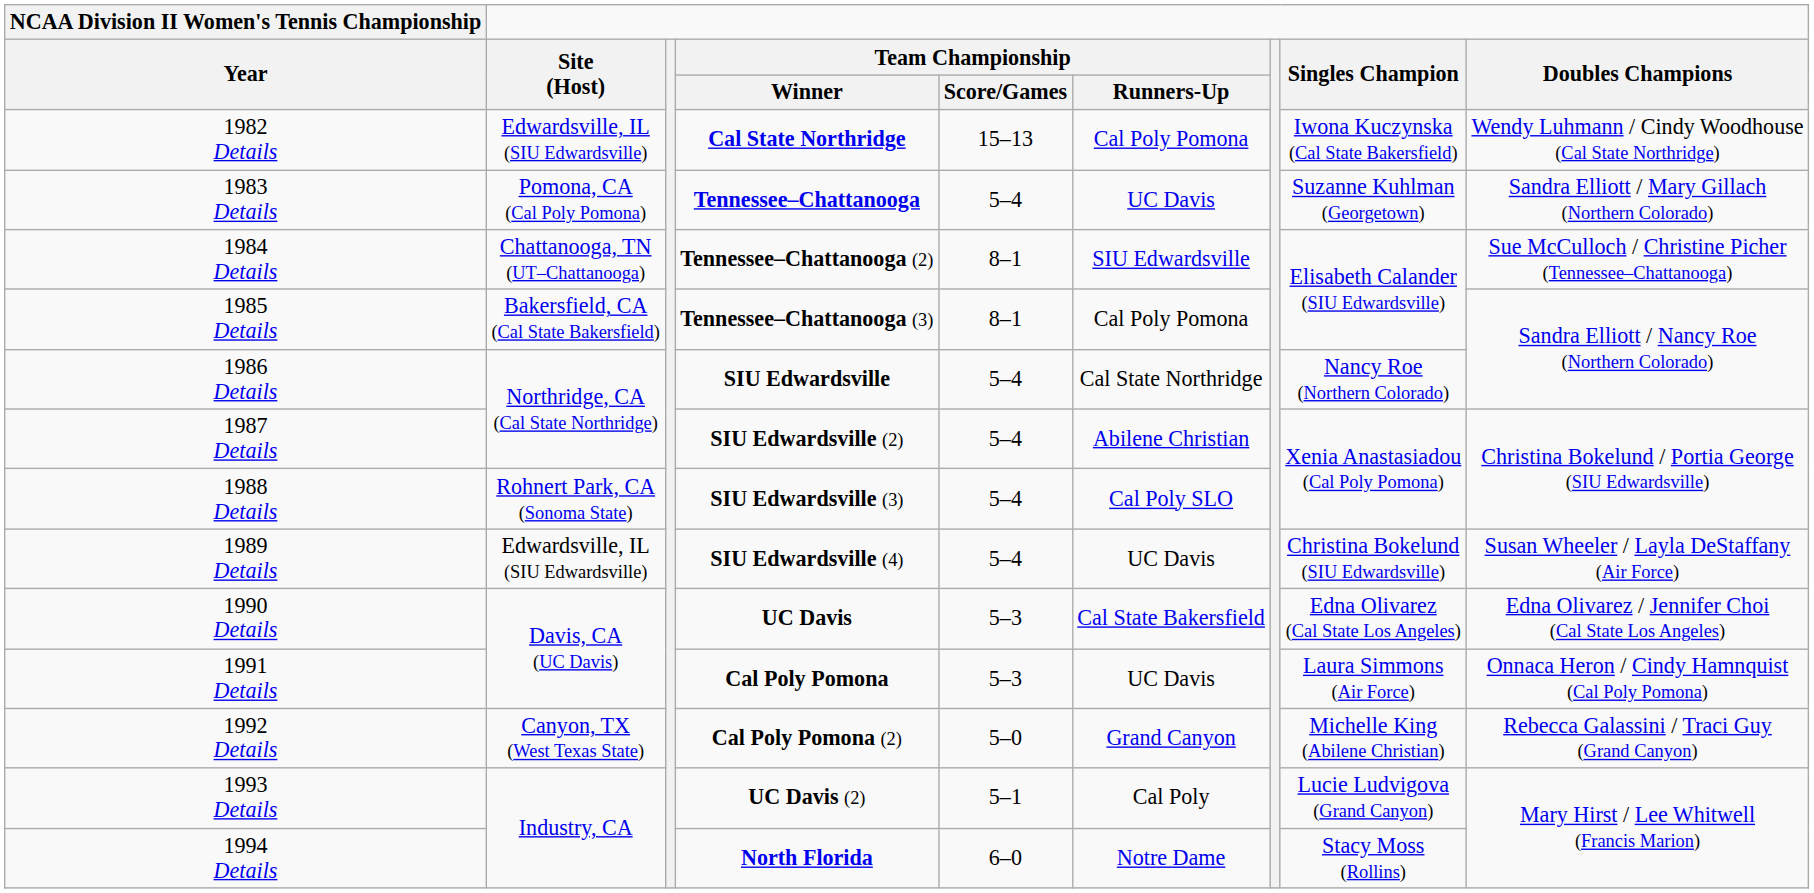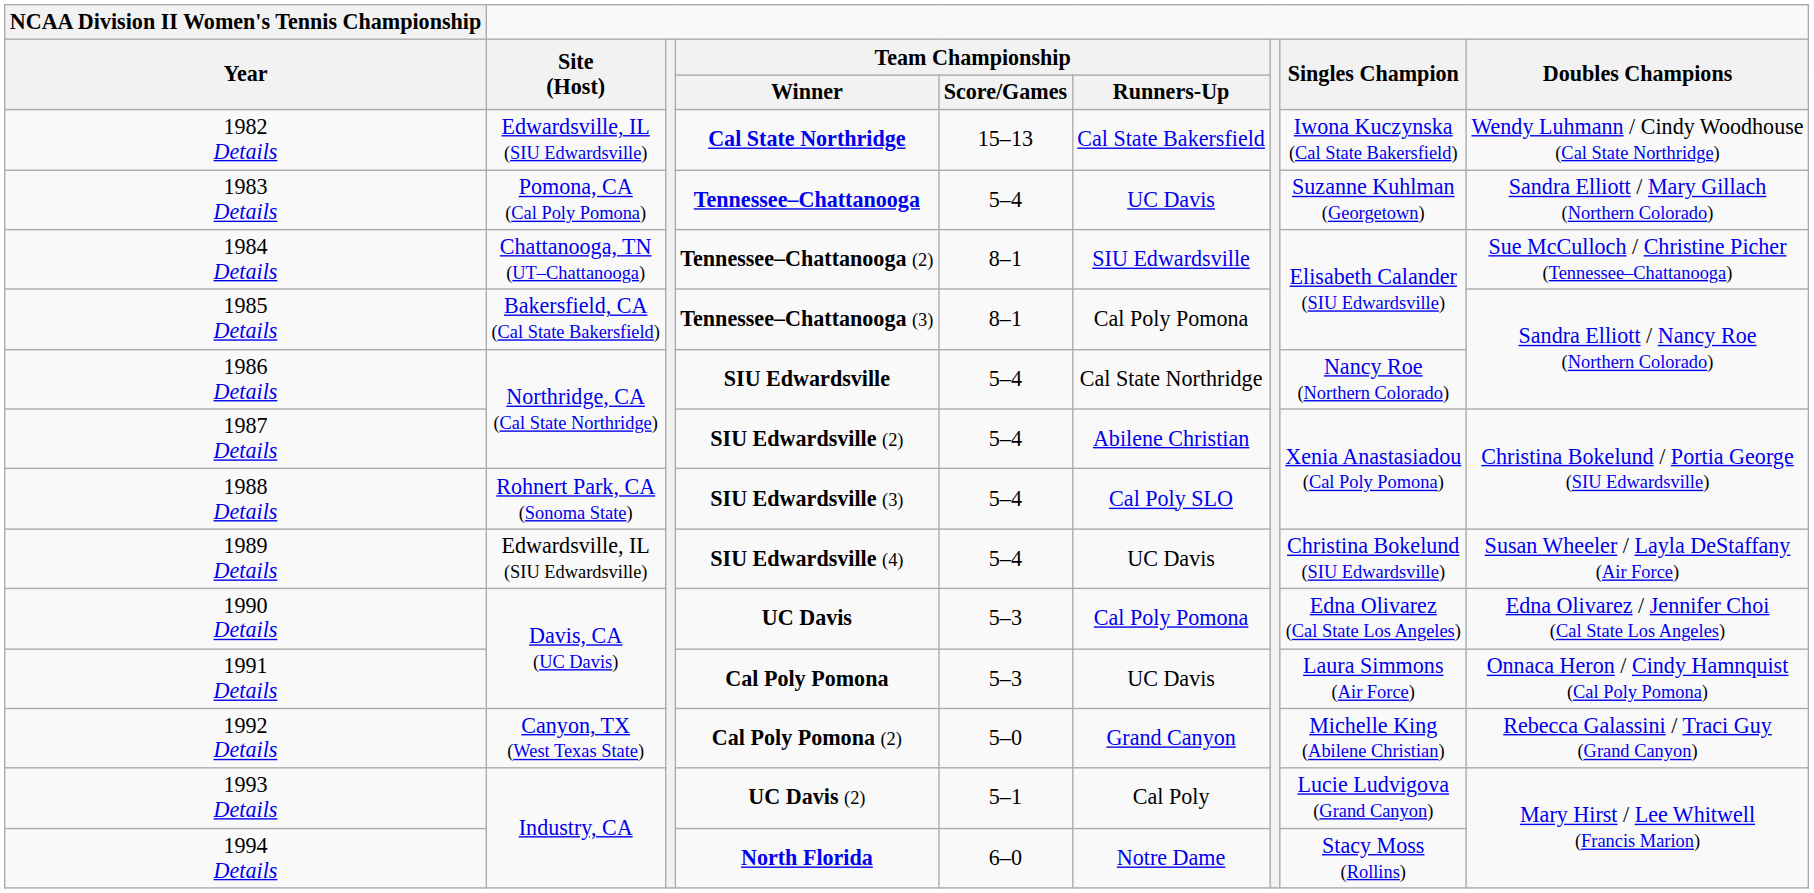(1171, 139) Cal Poly Pomona -> (1171, 139) Cal State Bakersfield
(1171, 618) Cal State Bakersfield -> (1171, 618) Cal Poly Pomona
